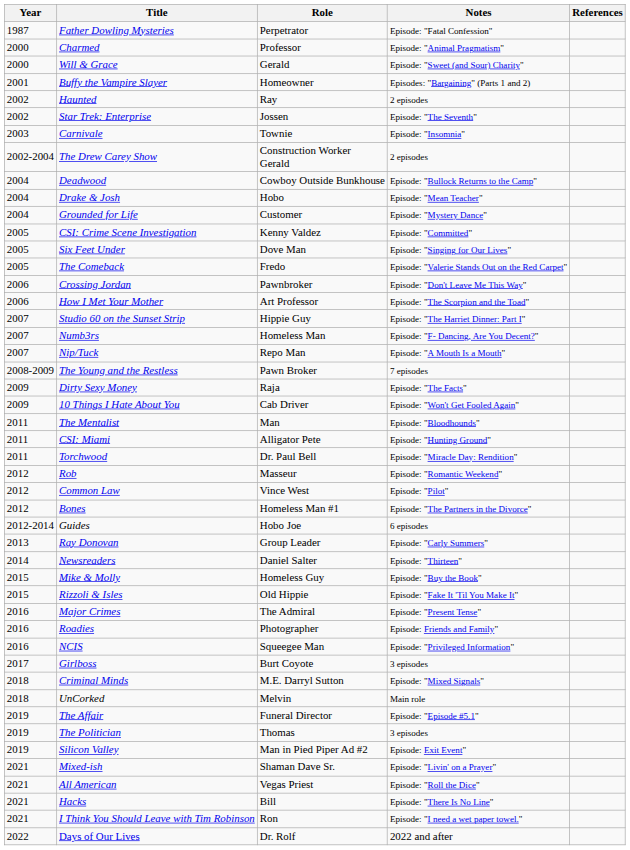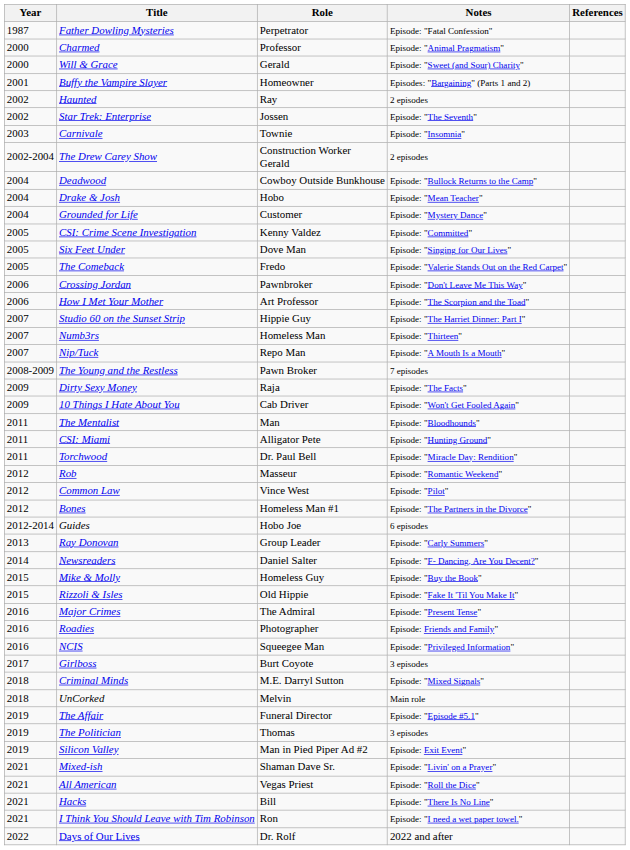(464, 336) Episode: "F- Dancing, Are You Decent?" -> (426, 336) Episode: "Thirteen"
(426, 560) Episode: "Thirteen" -> (464, 560) Episode: "F- Dancing, Are You Decent?"
